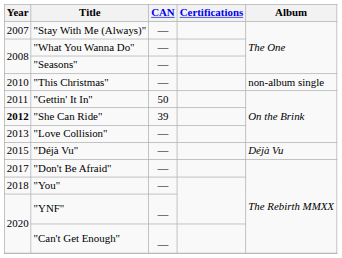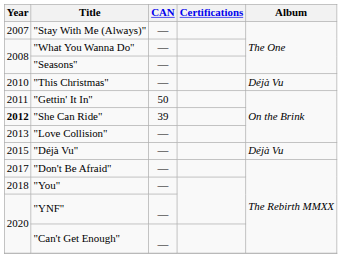(286, 82) non-album single -> (266, 82) Déjà Vu
